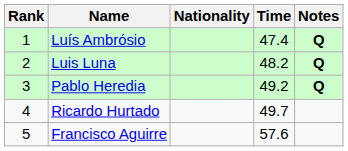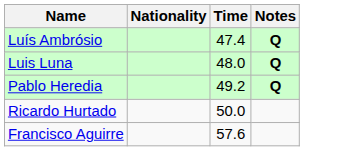- column: (26, 16)
(274, 63) 48.2 -> (231, 63) 48.0
(274, 110) 49.7 -> (231, 110) 50.0
